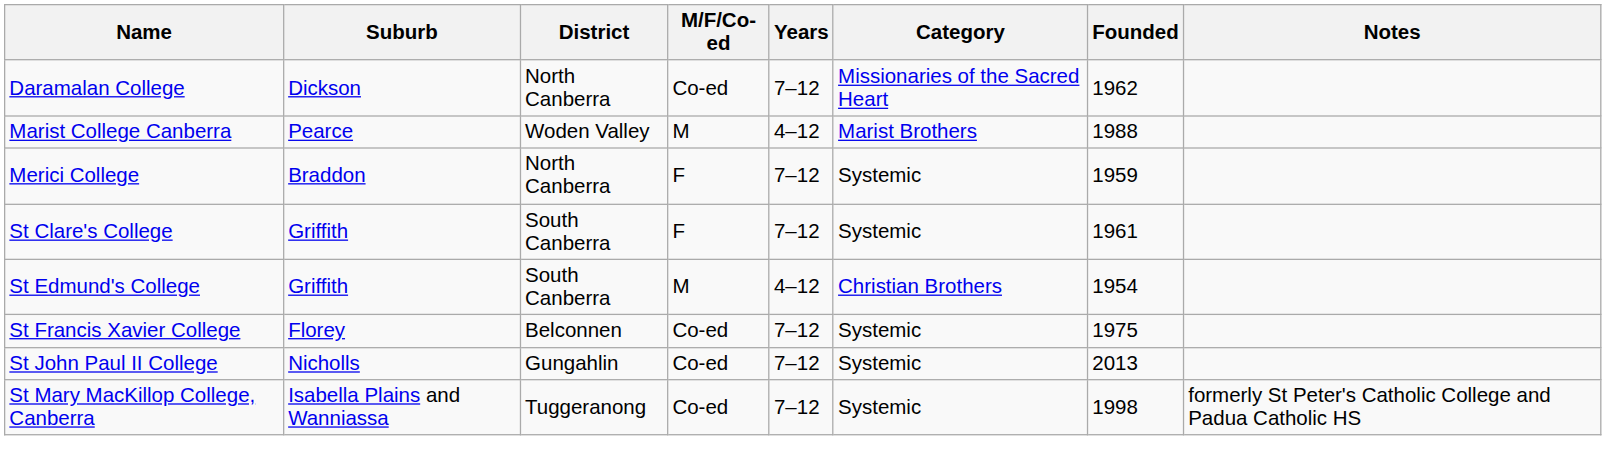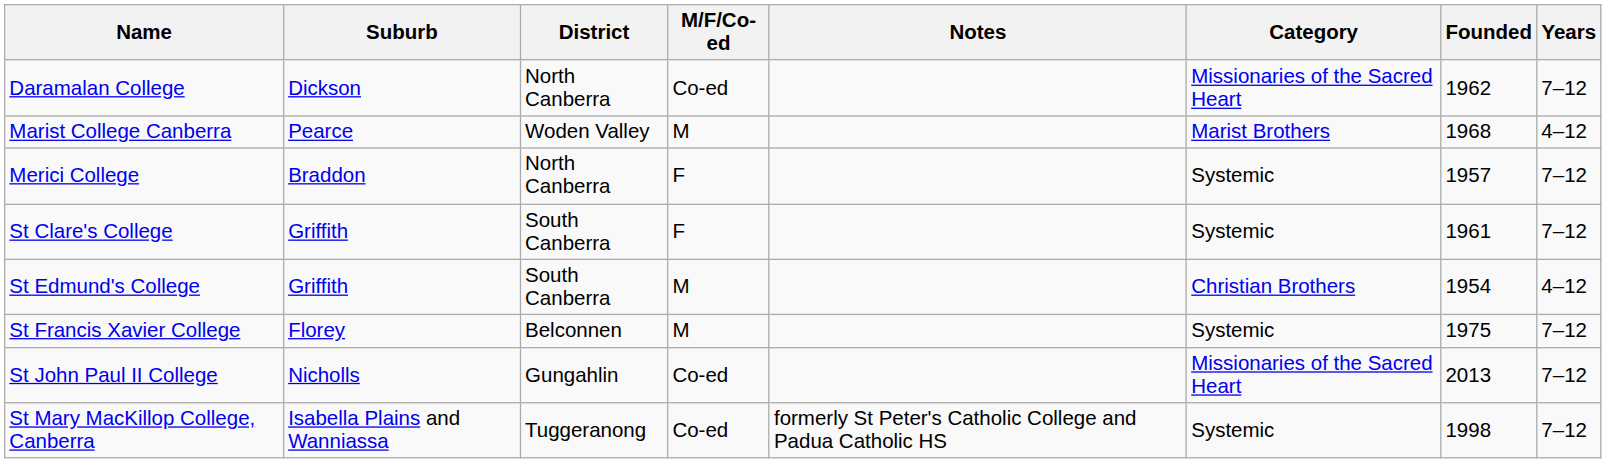columns swapped: (801, 32) <-> (1392, 32)
(1115, 131) 1988 -> (1468, 131) 1968
(1115, 175) 1959 -> (1468, 175) 1957
(700, 330) Co-ed -> (681, 330) M
(880, 363) Systemic -> (1312, 374) Missionaries of the Sacred Heart
